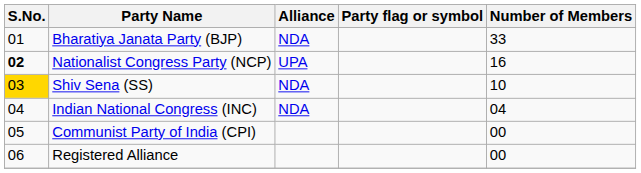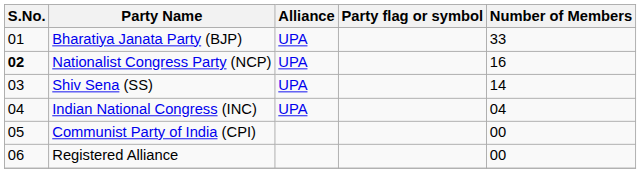(294, 39) NDA -> (293, 39) UPA
(16, 86) gold background -> (16, 86) no background
(294, 86) NDA -> (293, 86) UPA
(498, 86) 10 -> (498, 86) 14
(294, 109) NDA -> (293, 109) UPA
